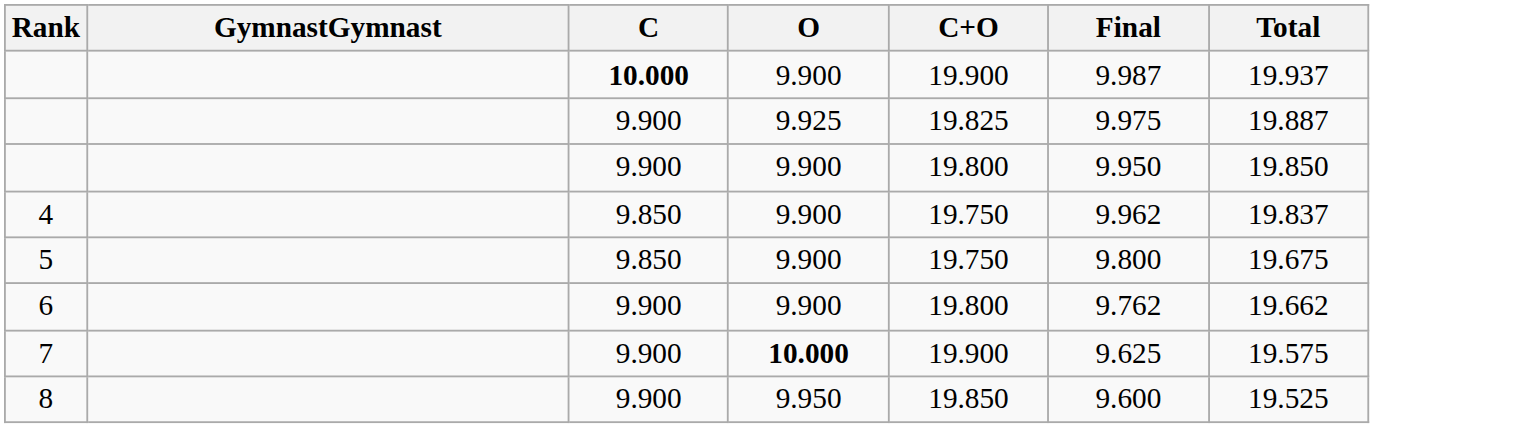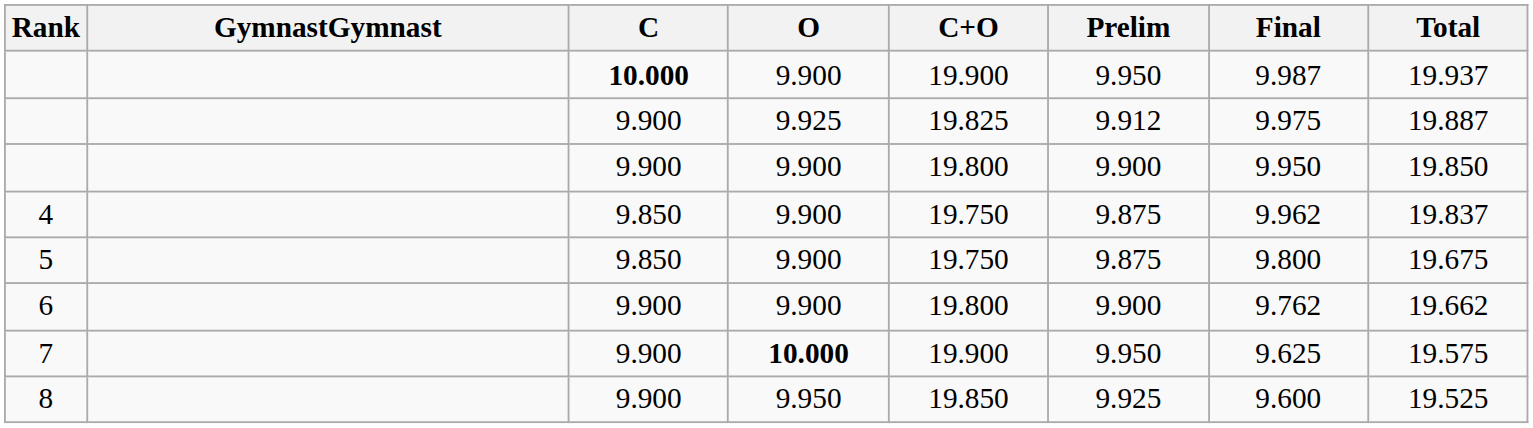+ column: (1128, 27)
